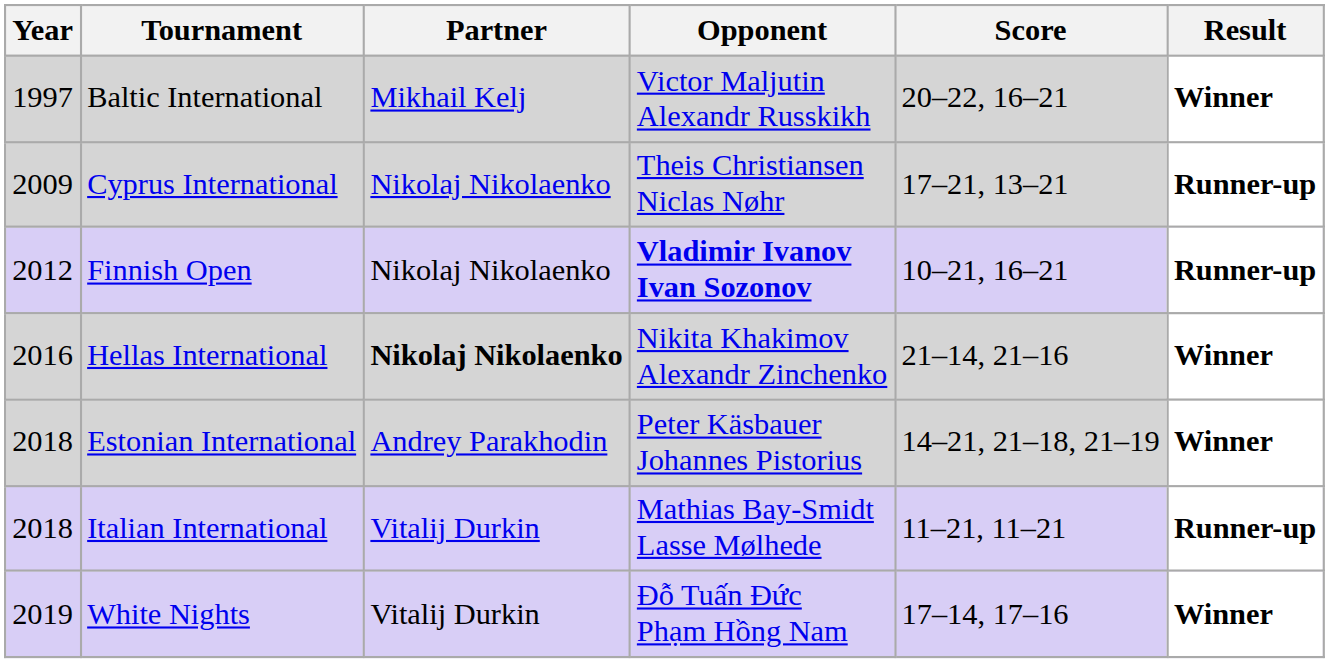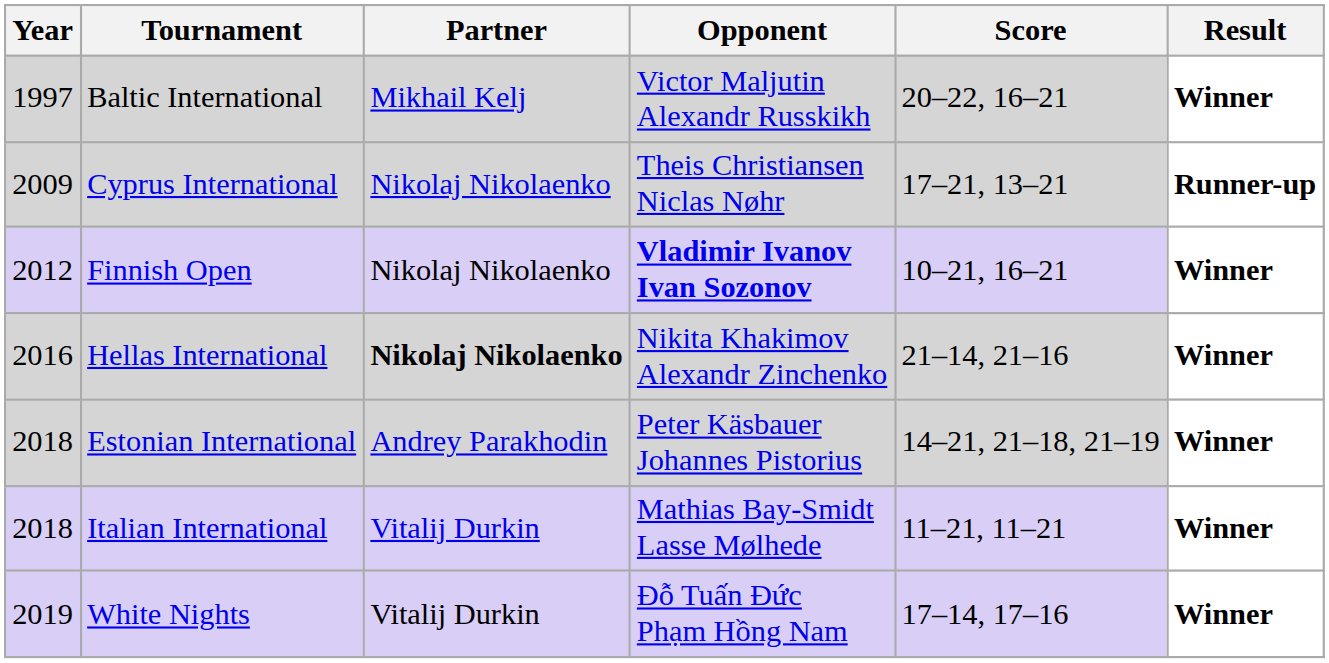(1245, 269) Runner-up -> (1223, 269) Winner
(1245, 527) Runner-up -> (1223, 527) Winner
